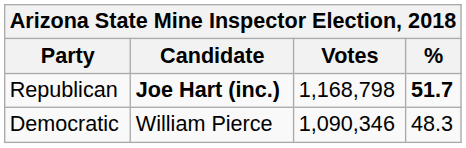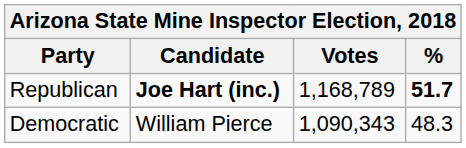(347, 90) 1,168,798 -> (347, 90) 1,168,789
(347, 124) 1,090,346 -> (347, 124) 1,090,343
